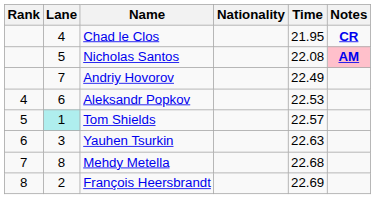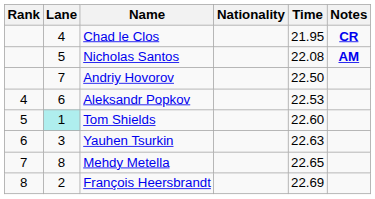(349, 57) pink background -> (349, 57) no background
(308, 78) 22.49 -> (308, 78) 22.50
(308, 120) 22.57 -> (308, 120) 22.60
(308, 162) 22.68 -> (308, 162) 22.65
